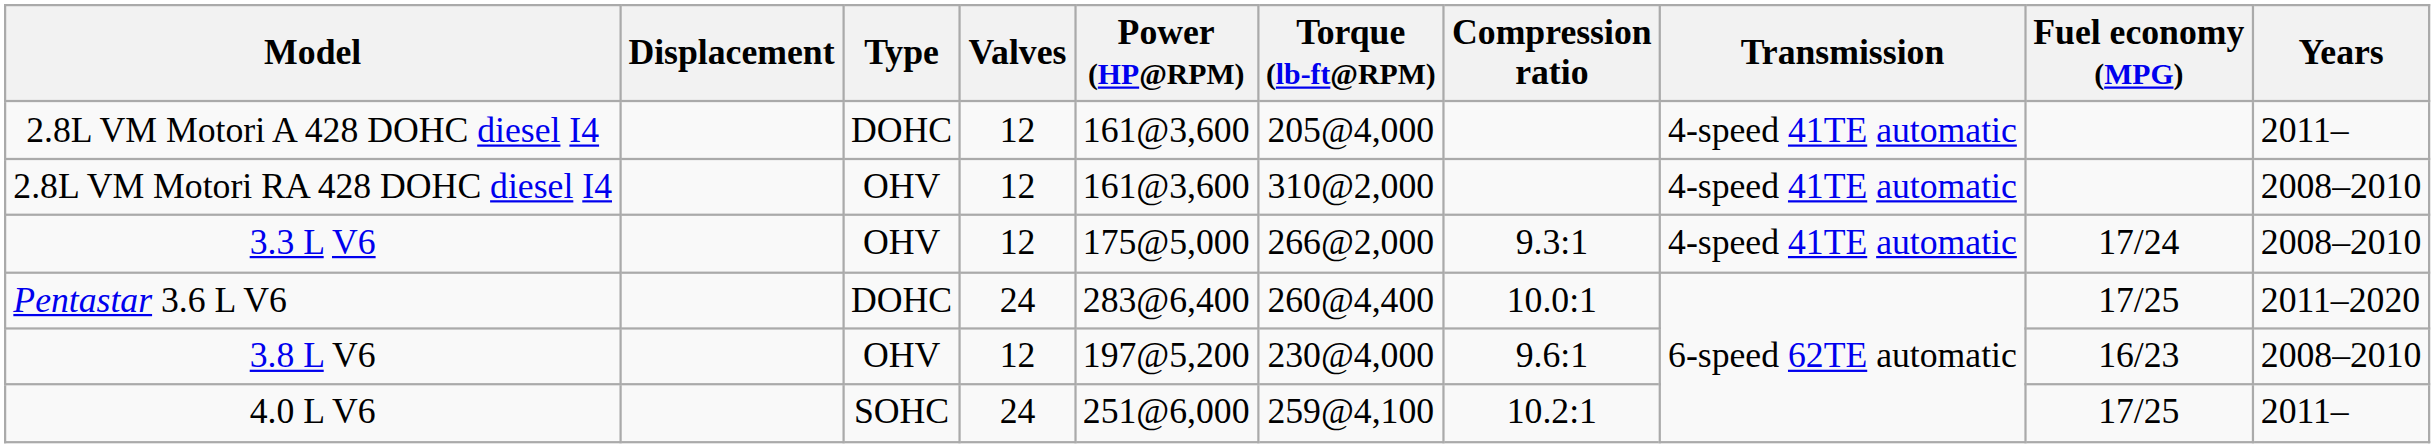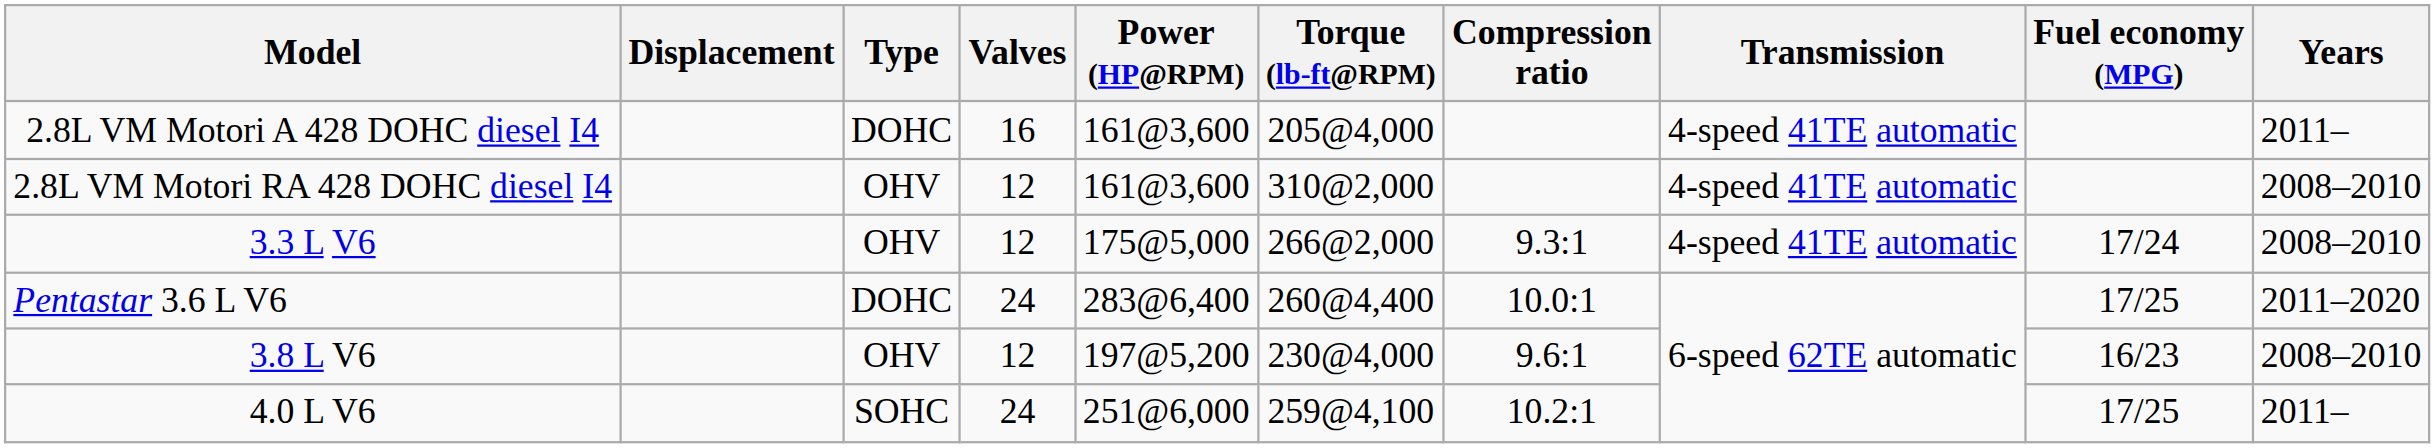(1017, 129) 12 -> (1017, 129) 16
